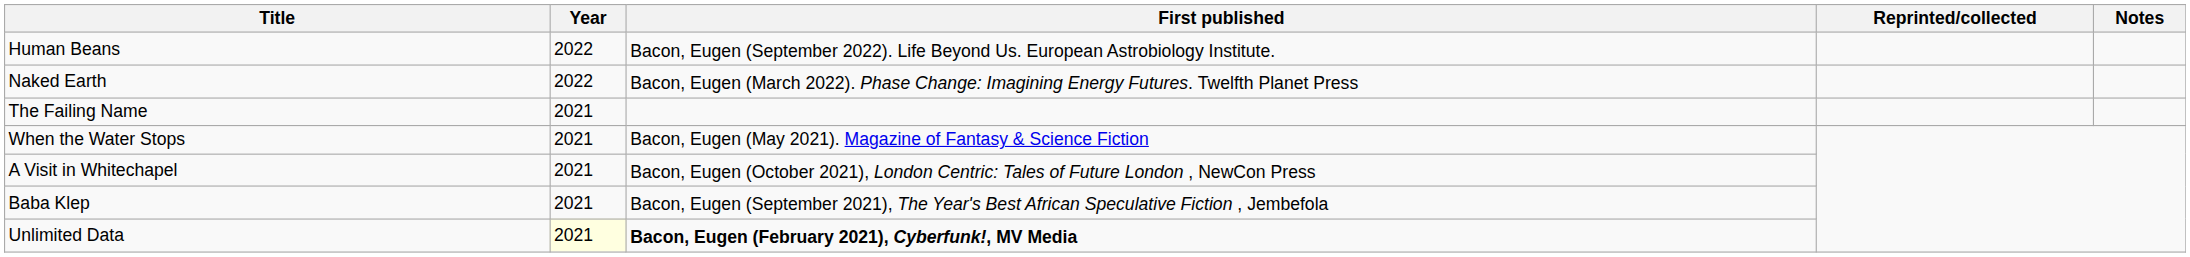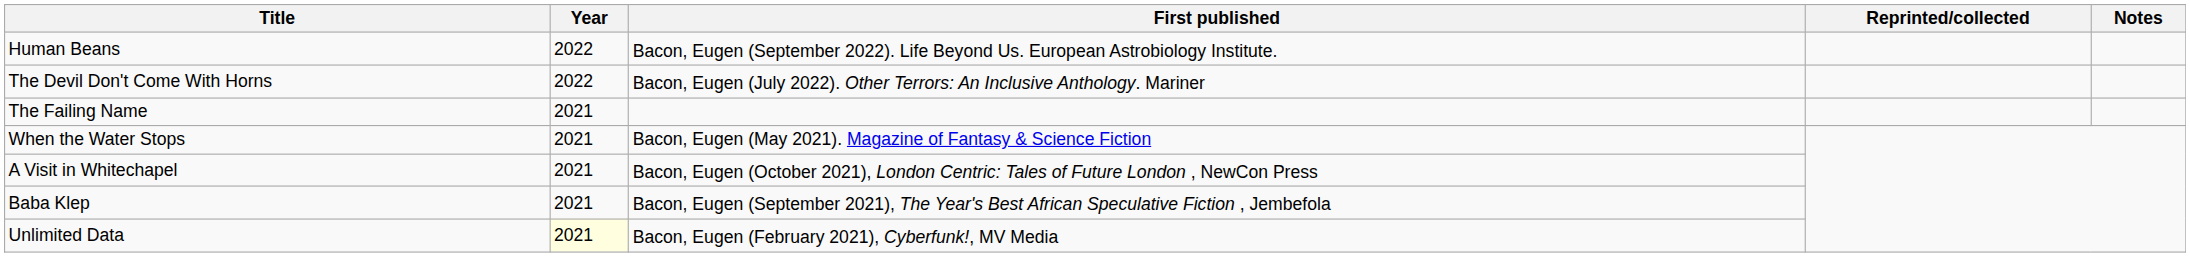+ row: (140, 81)
- row: (58, 81)
(854, 237) bold -> (845, 237) normal
